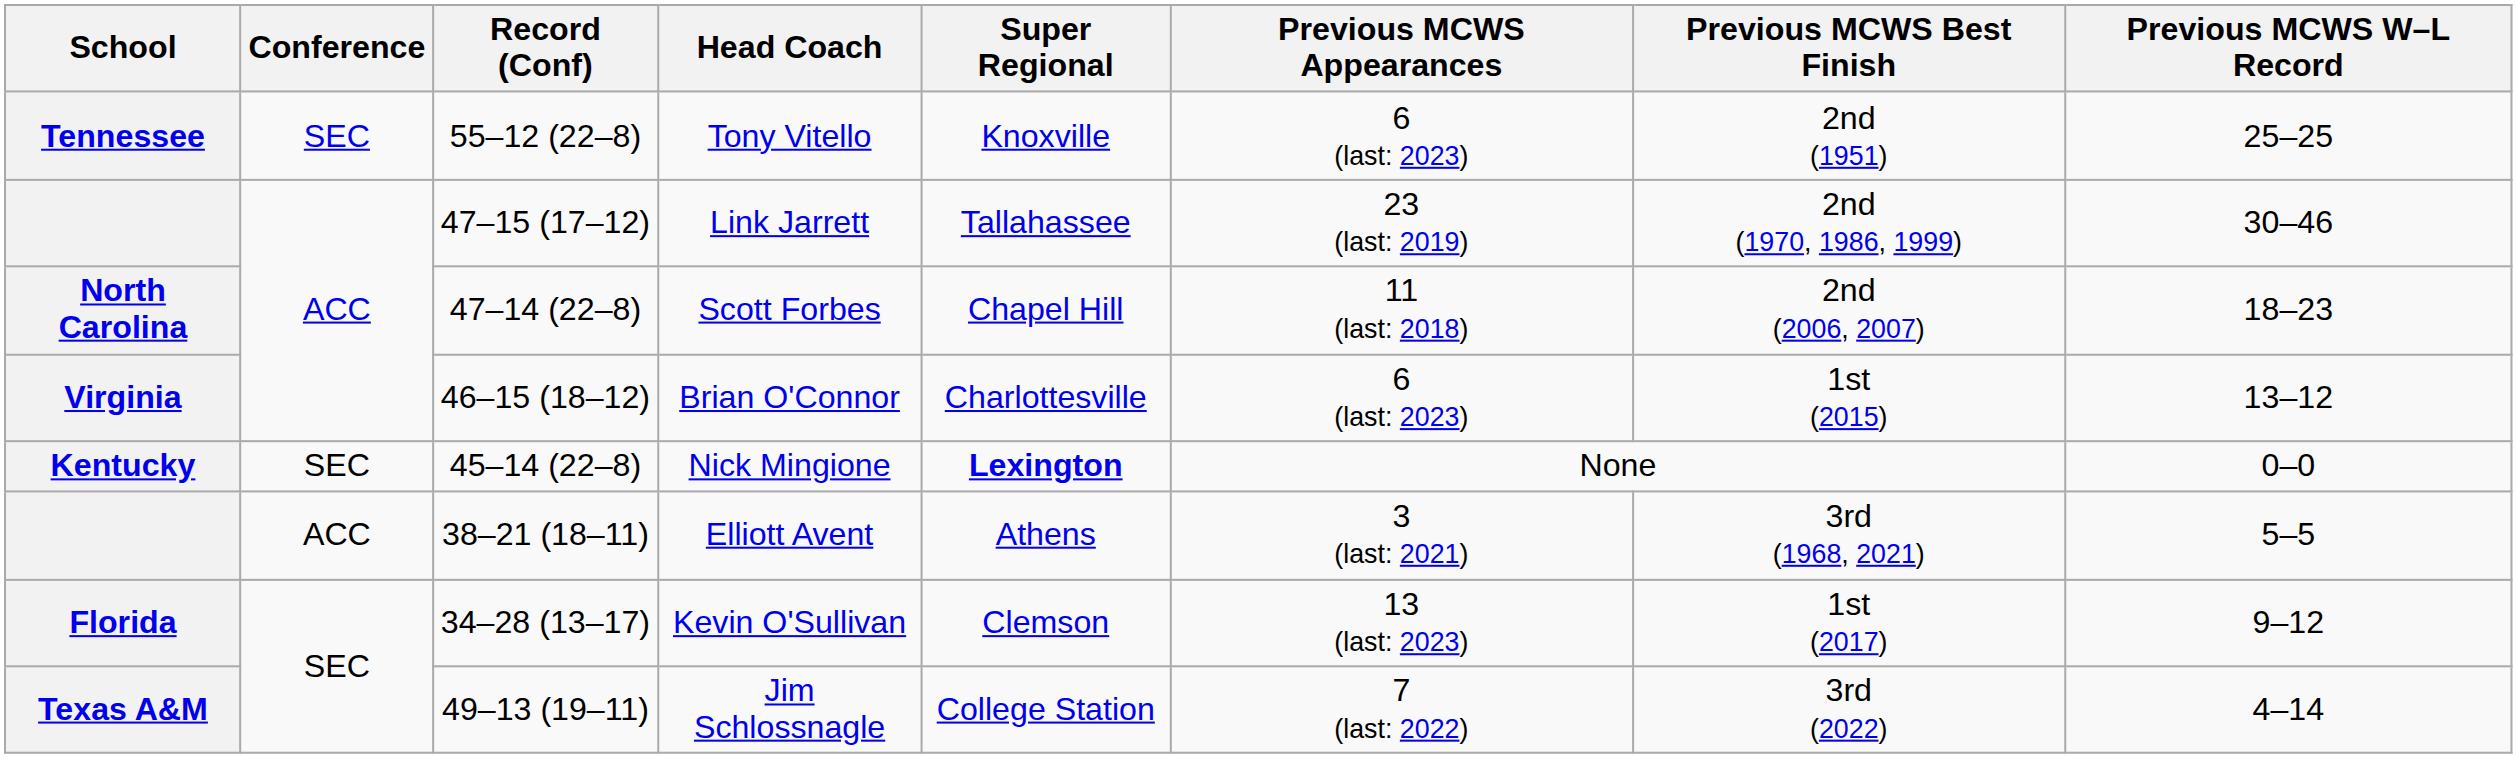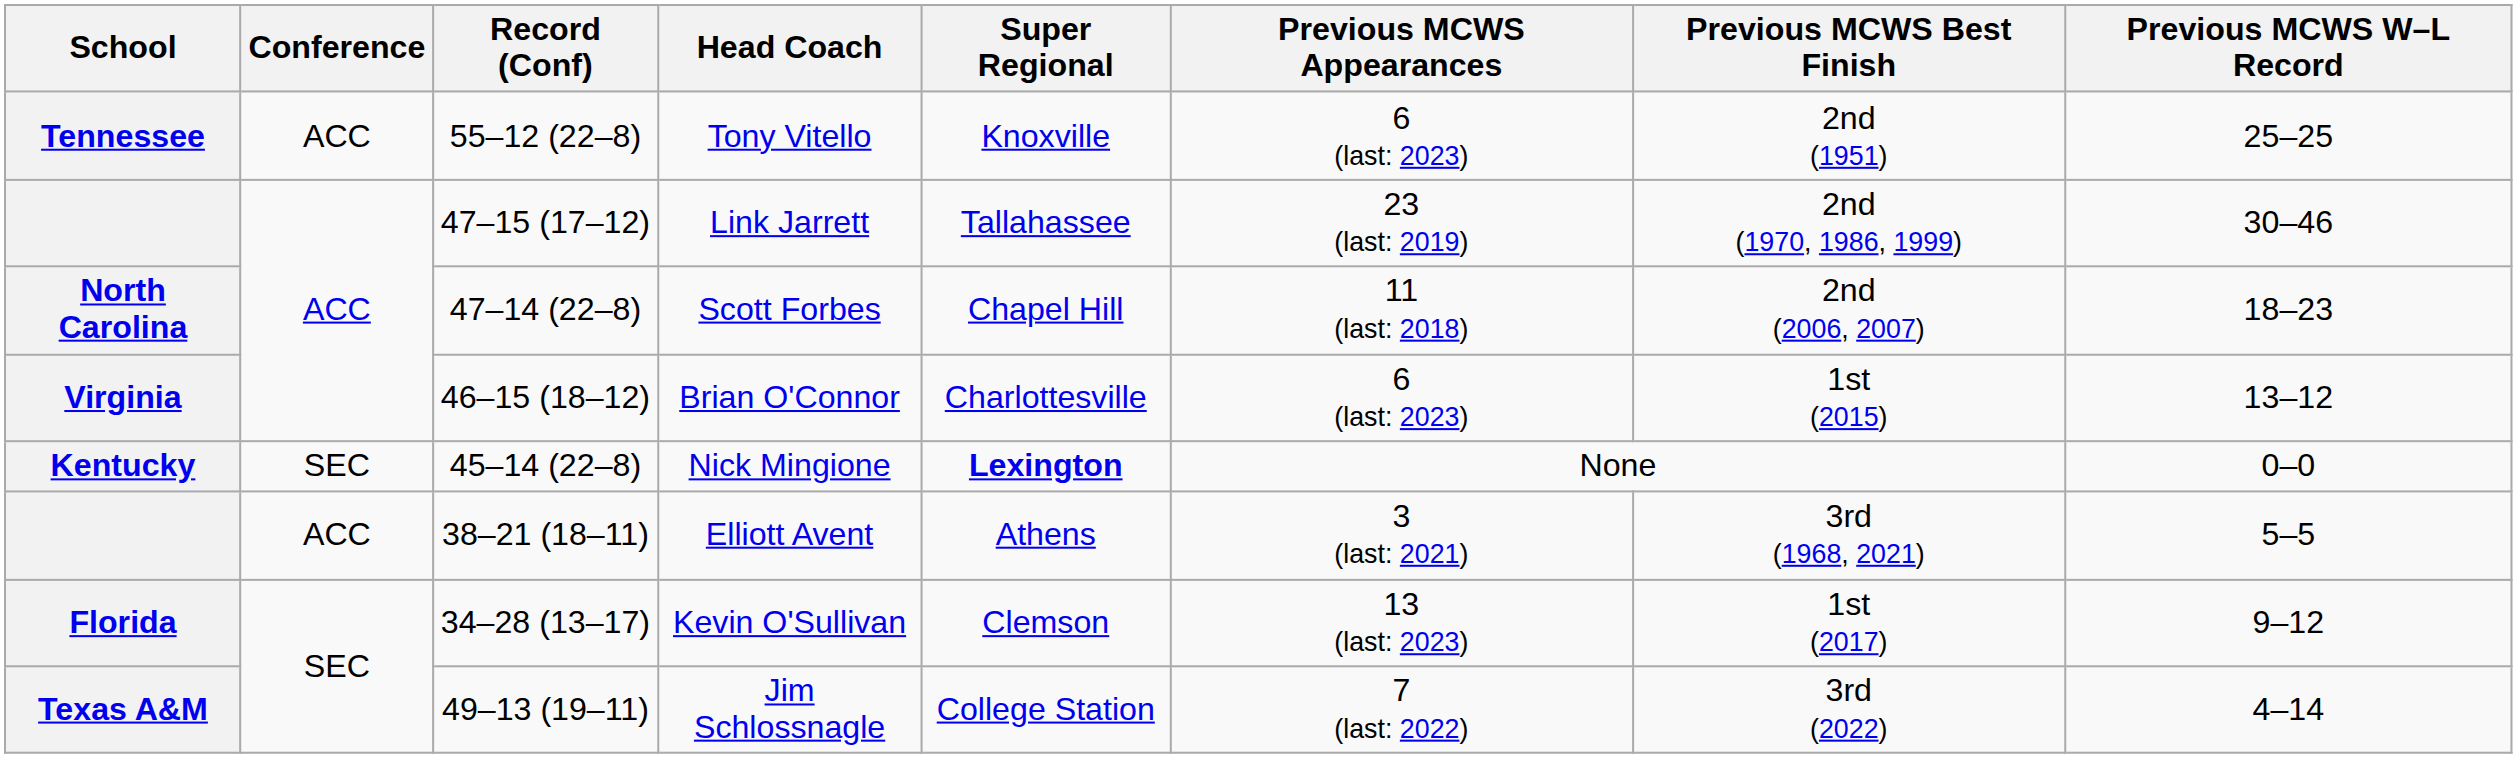(337, 135) SEC -> (337, 135) ACC
